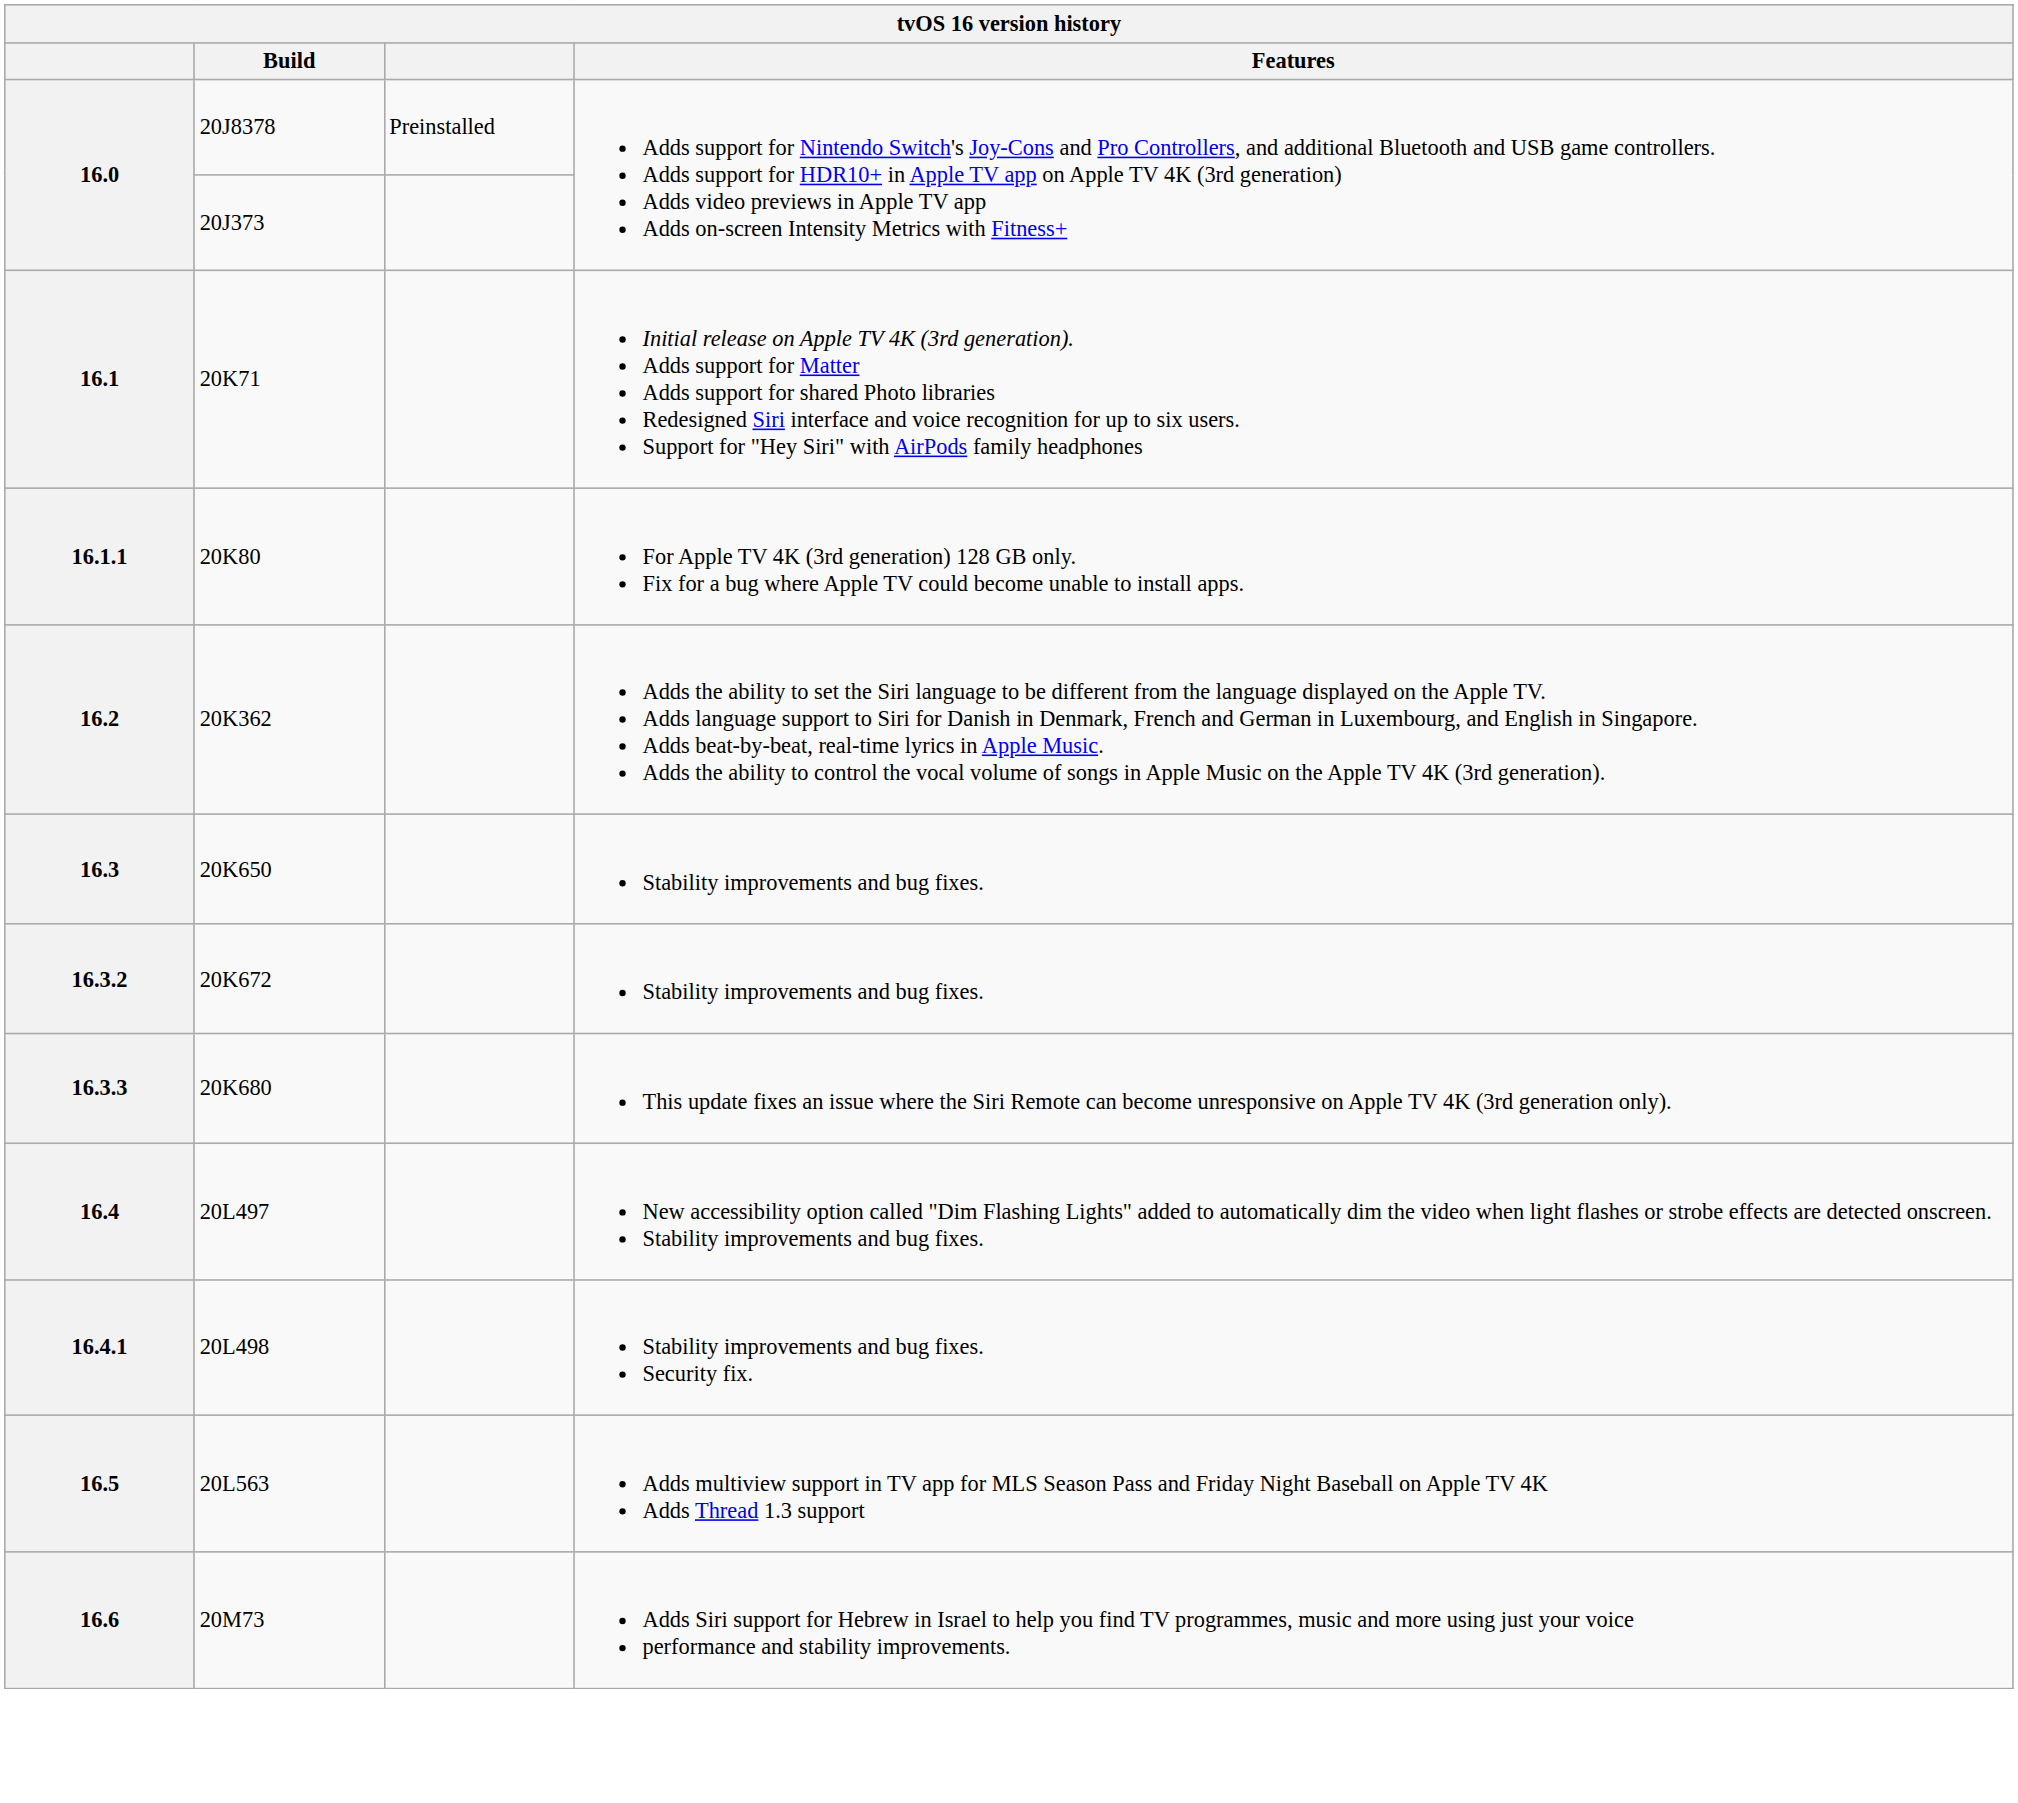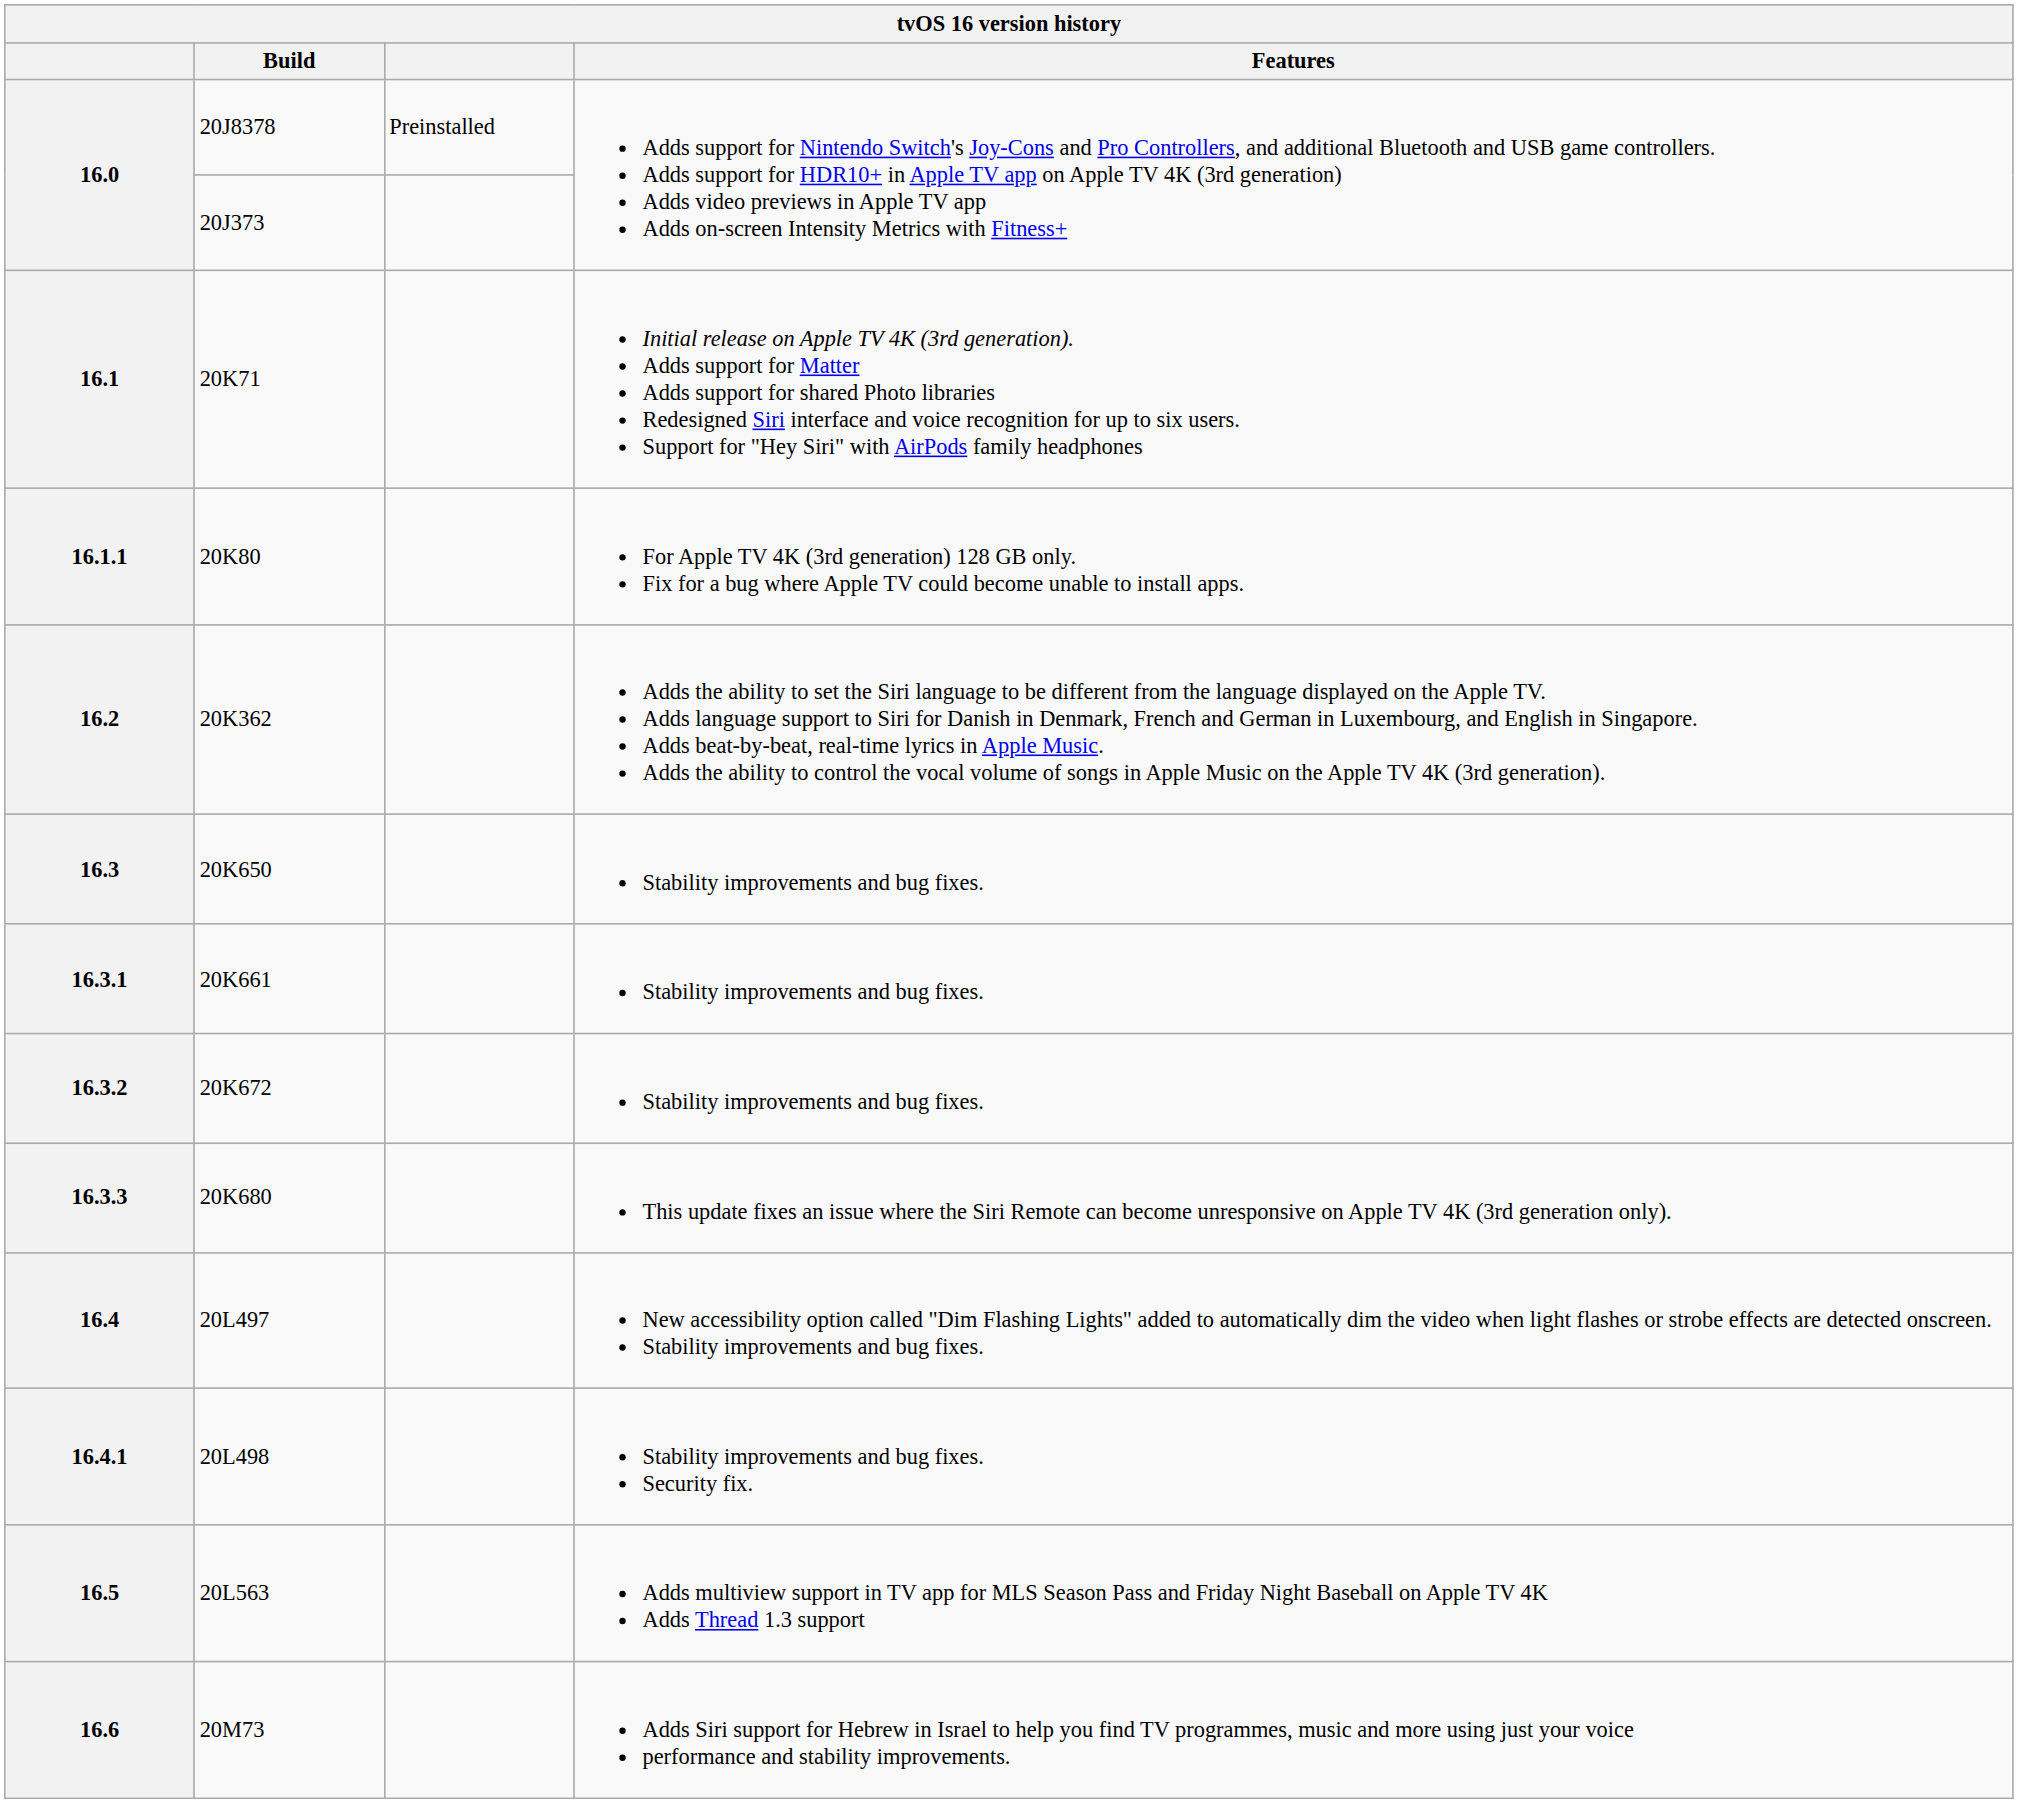+ row: (100, 978)
